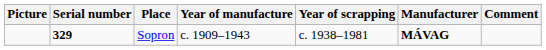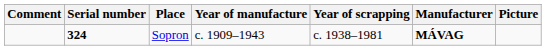columns swapped: (27, 14) <-> (511, 14)
(62, 34) 329 -> (77, 34) 324
